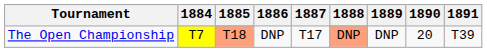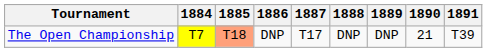(349, 37) lightsalmon background -> (349, 37) no background
(425, 37) 20 -> (425, 37) 21
